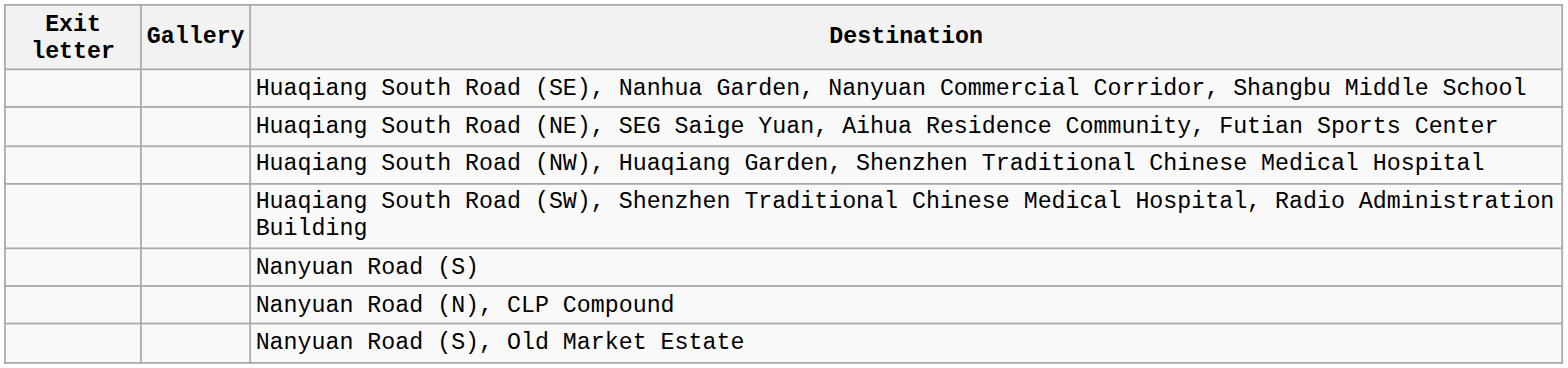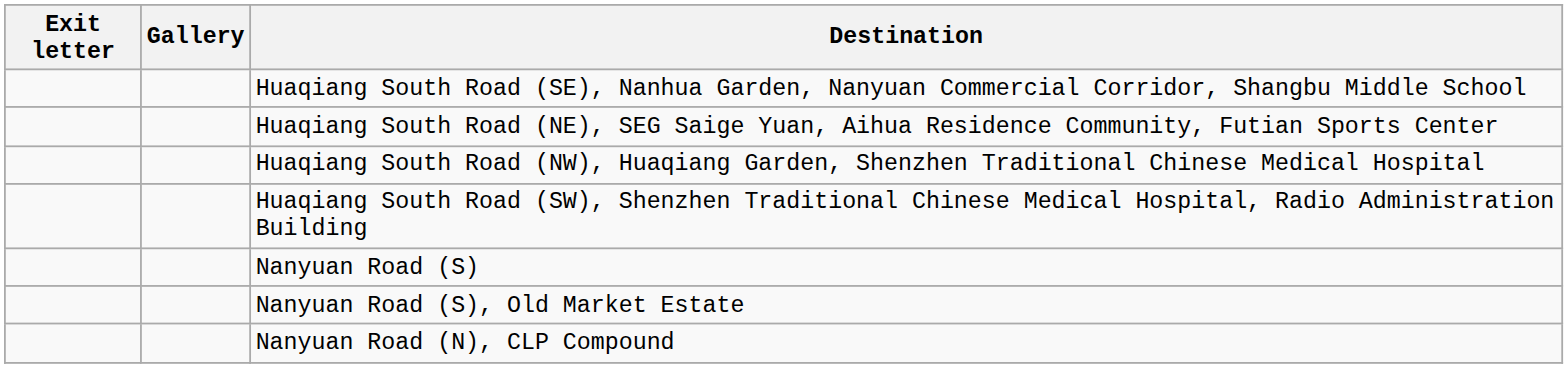rows swapped: (500, 343) <-> (465, 305)
